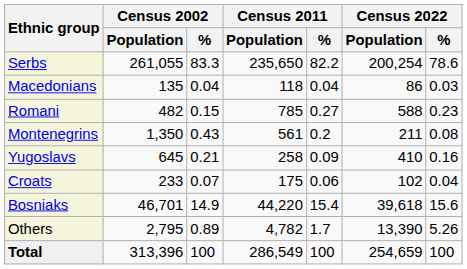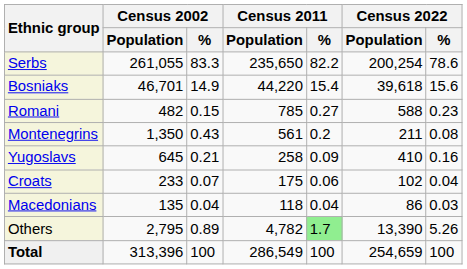rows swapped: (38, 205) <-> (52, 87)
(320, 228) no background -> (320, 228) lightgreen background
